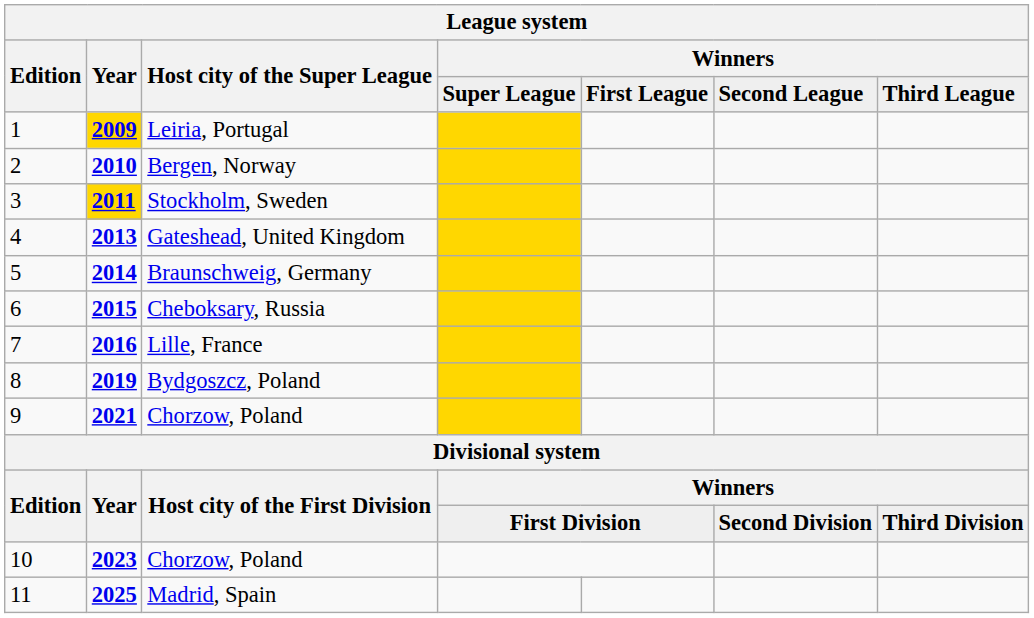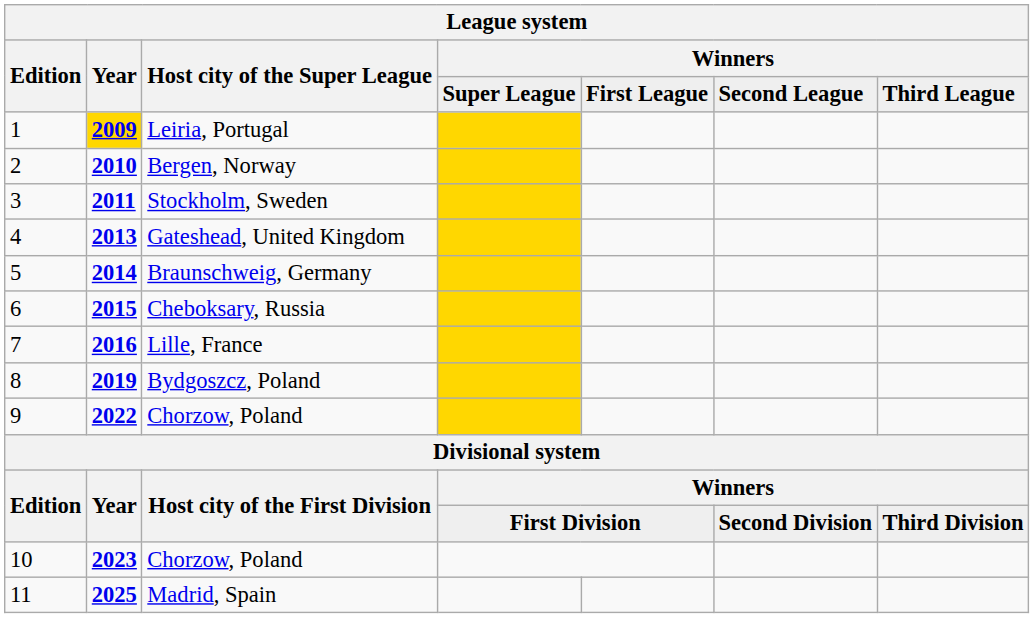(114, 201) gold background -> (114, 201) no background
(114, 415) 2021 -> (114, 415) 2022
